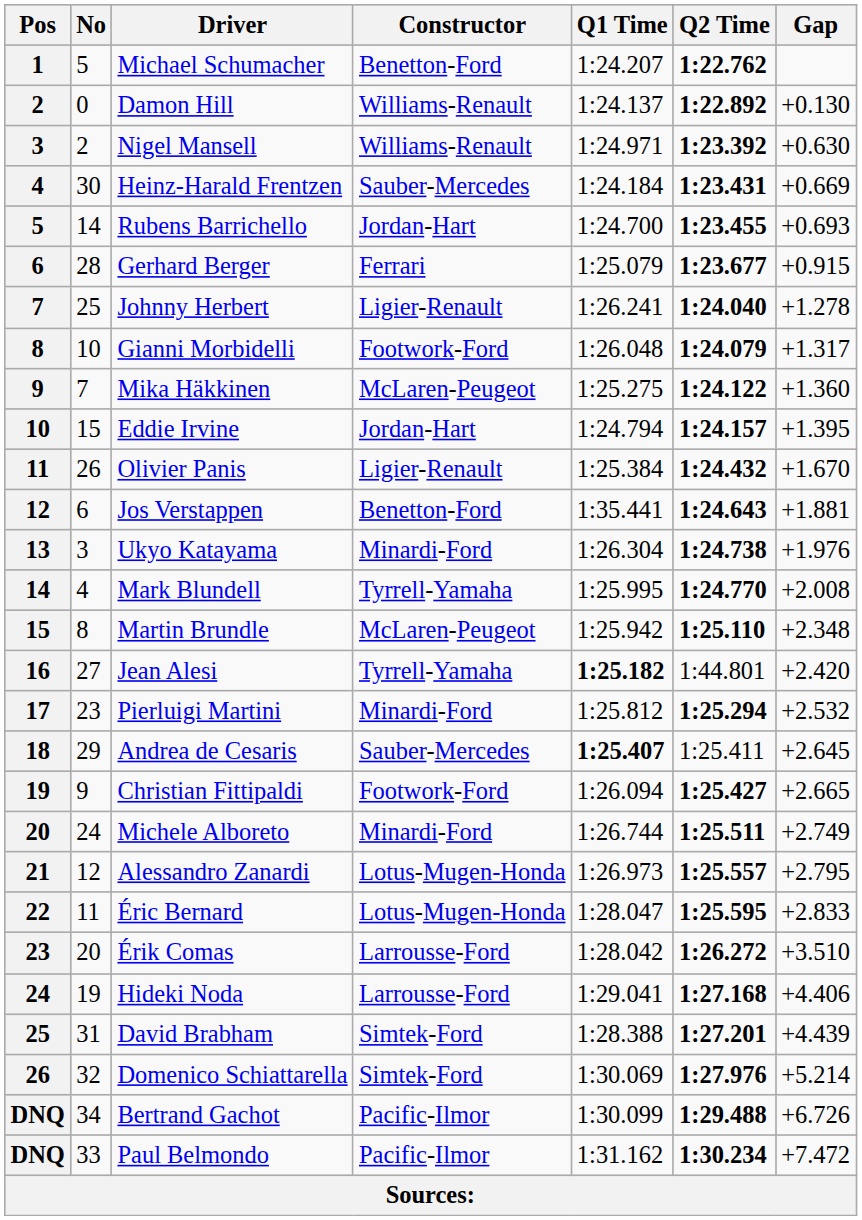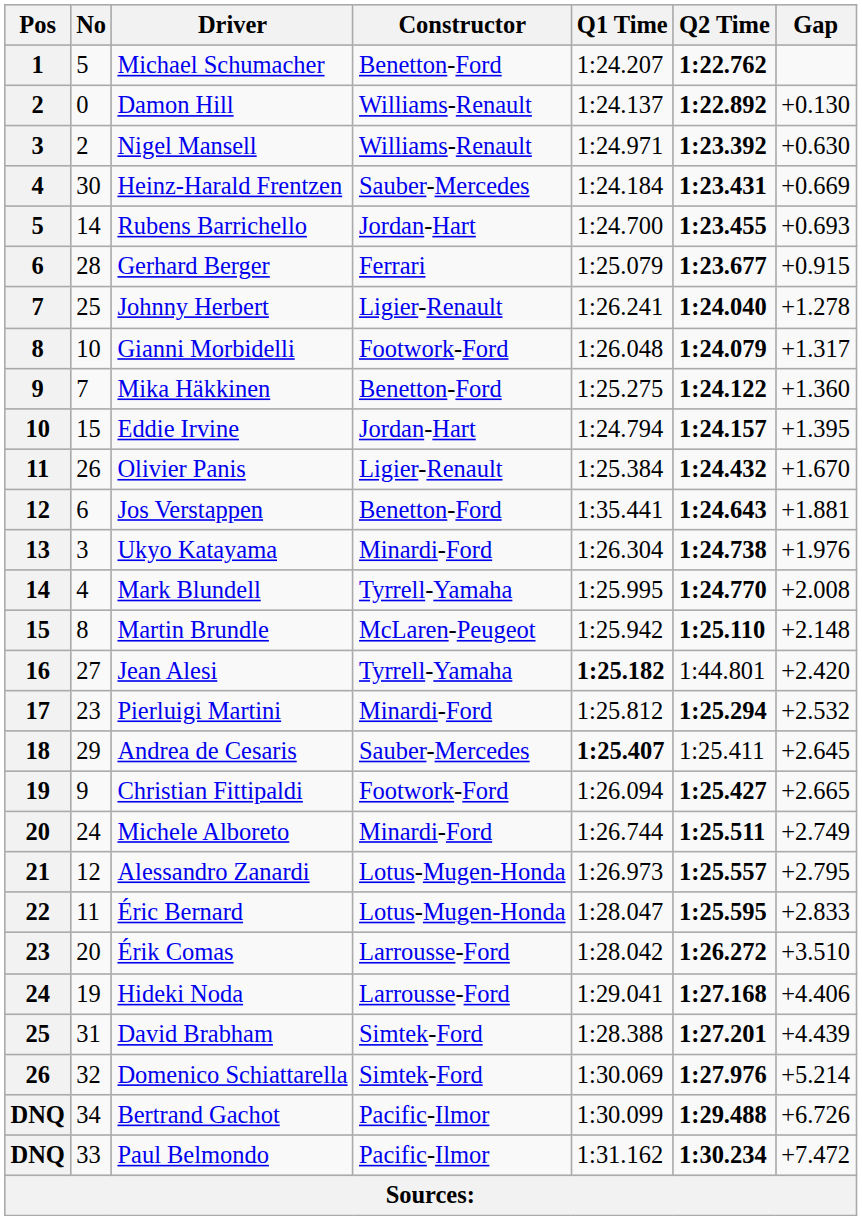(447, 388) McLaren-Peugeot -> (430, 388) Benetton-Ford
(816, 630) +2.348 -> (816, 630) +2.148
